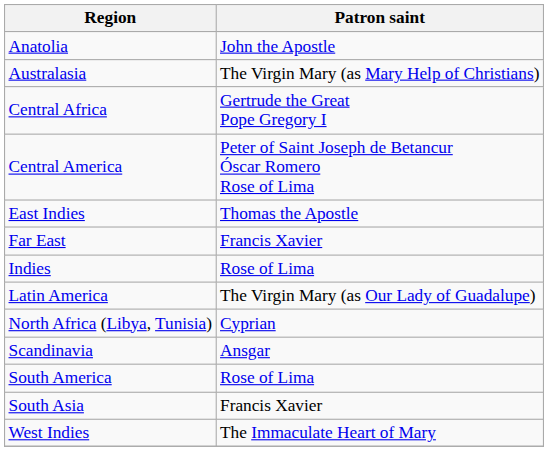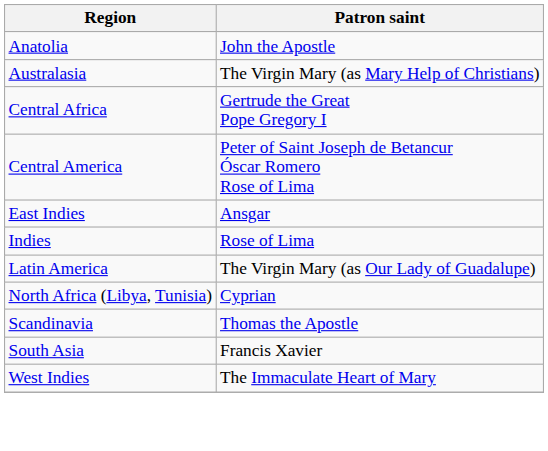(289, 213) Thomas the Apostle -> (245, 213) Ansgar
- row: (37, 240)
(245, 350) Ansgar -> (289, 323) Thomas the Apostle
- row: (60, 377)
